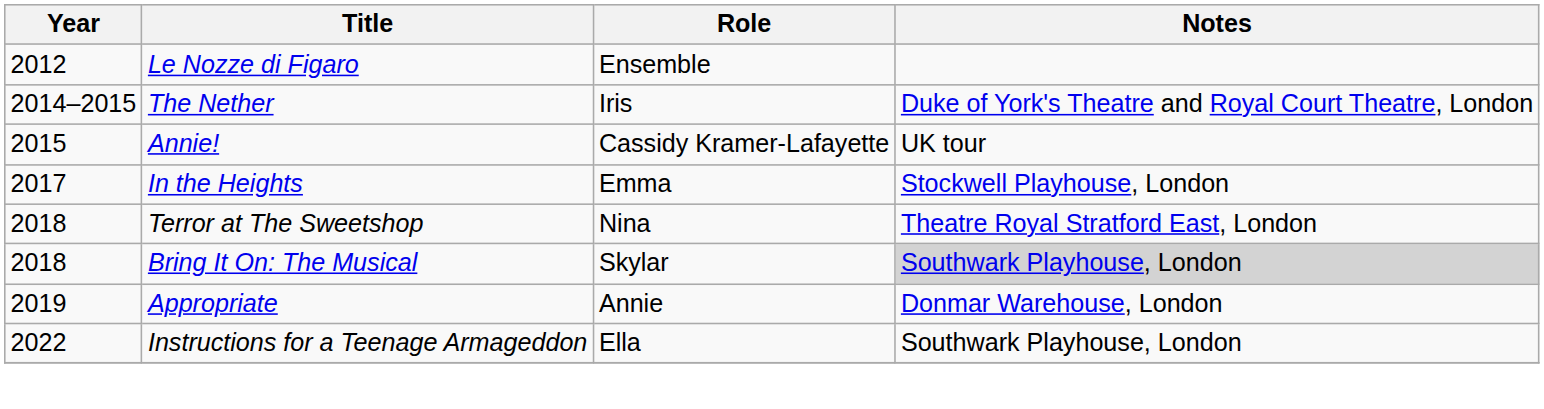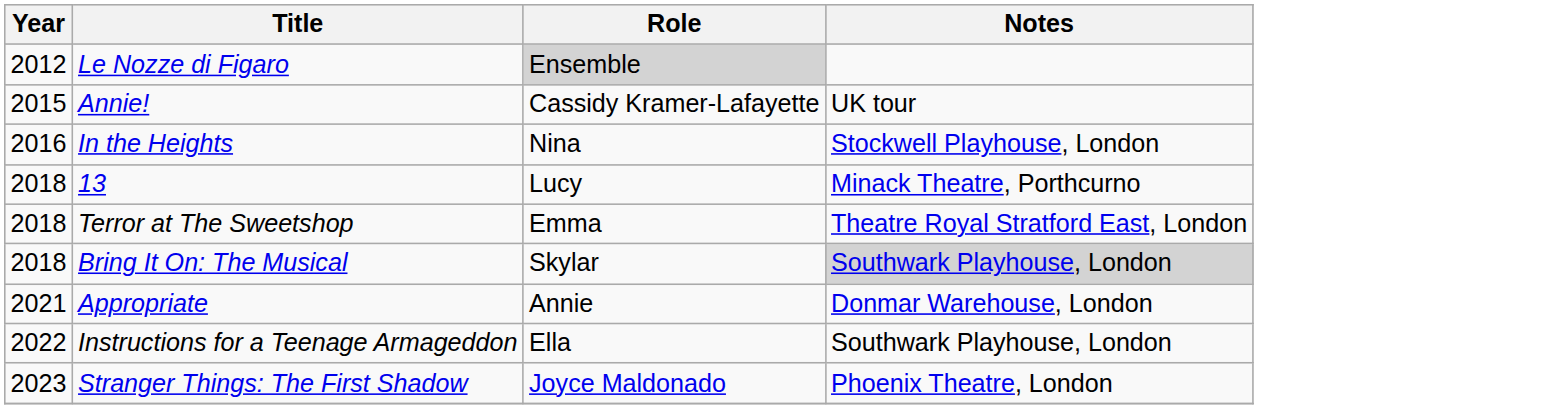(655, 64) no background -> (585, 64) lightgrey background
- row: (211, 104)
(39, 183) 2017 -> (39, 143) 2016
(635, 183) Emma -> (555, 143) Nina
+ row: (92, 183)
(625, 223) Nina -> (565, 223) Emma
(39, 303) 2019 -> (39, 303) 2021
+ row: (273, 382)
